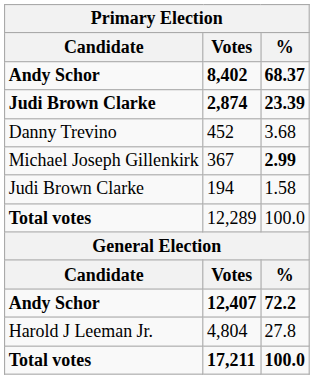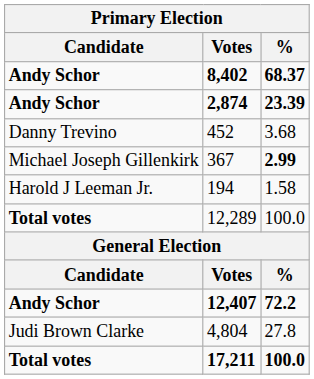(82, 103) Judi Brown Clarke -> (54, 103) Andy Schor
(76, 189) Judi Brown Clarke -> (81, 189) Harold J Leeman Jr.
(81, 331) Harold J Leeman Jr. -> (76, 331) Judi Brown Clarke
